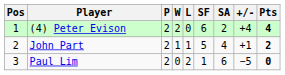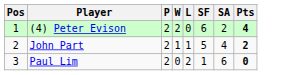- column: (245, 13)
